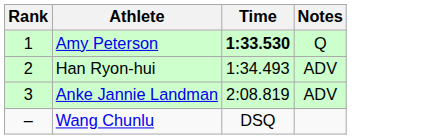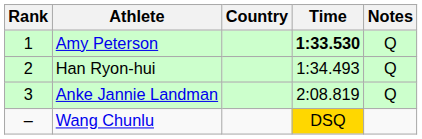+ column: (257, 17)
(320, 69) ADV -> (390, 69) Q
(320, 95) ADV -> (390, 95) Q
(258, 120) no background -> (328, 120) gold background
